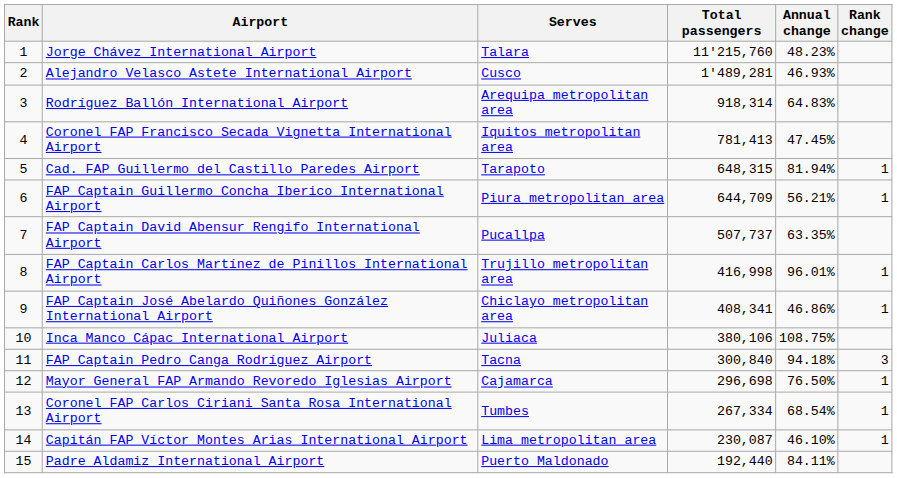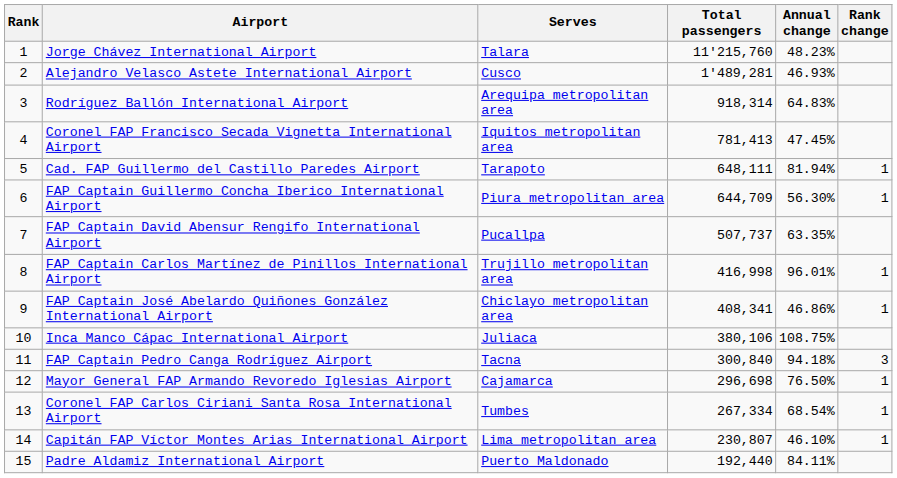(745, 169) 648,315 -> (745, 169) 648,111
(811, 199) 56.21% -> (811, 199) 56.30%
(745, 440) 230,087 -> (745, 440) 230,807
